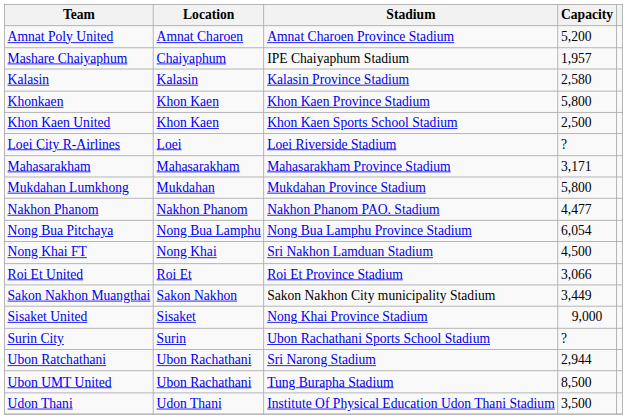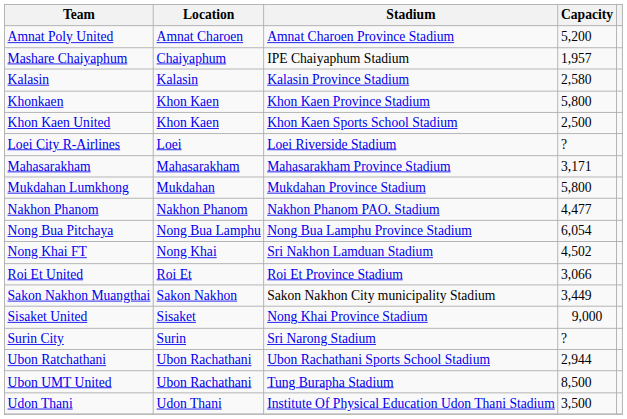(576, 252) 4,500 -> (576, 252) 4,502
(379, 338) Ubon Rachathani Sports School Stadium -> (322, 338) Sri Narong Stadium
(322, 360) Sri Narong Stadium -> (379, 360) Ubon Rachathani Sports School Stadium
